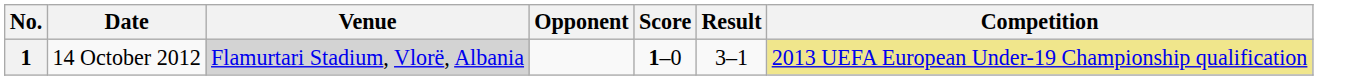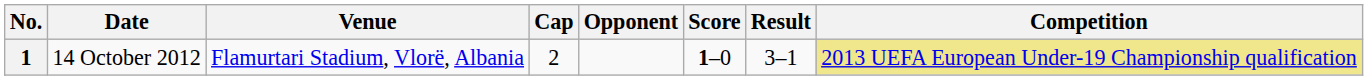+ column: (554, 22)
(368, 57) lightgrey background -> (368, 57) no background
